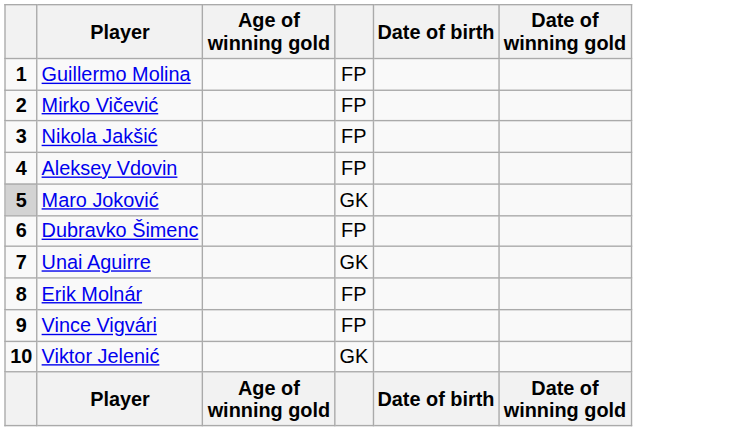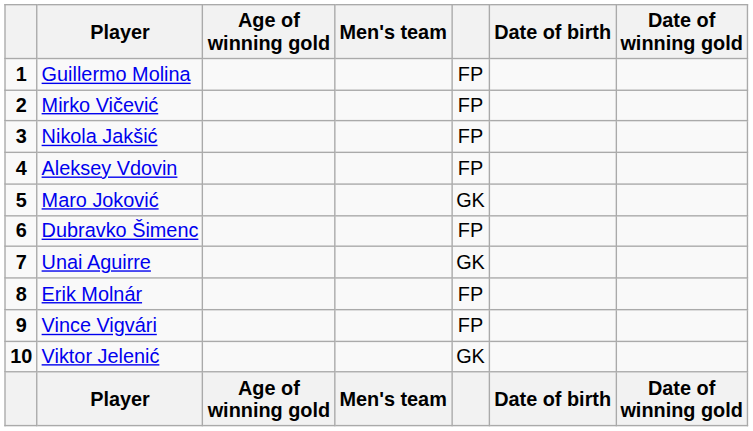+ column: (393, 32)
(21, 200) lightgrey background -> (21, 200) no background
